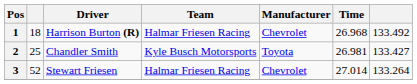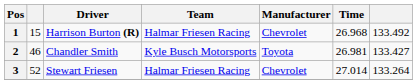(35, 32) 18 -> (35, 32) 15
(35, 51) 25 -> (35, 51) 46
